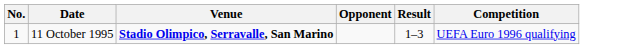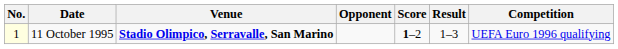+ column: (412, 14)
(16, 33) no background -> (16, 33) lightyellow background
